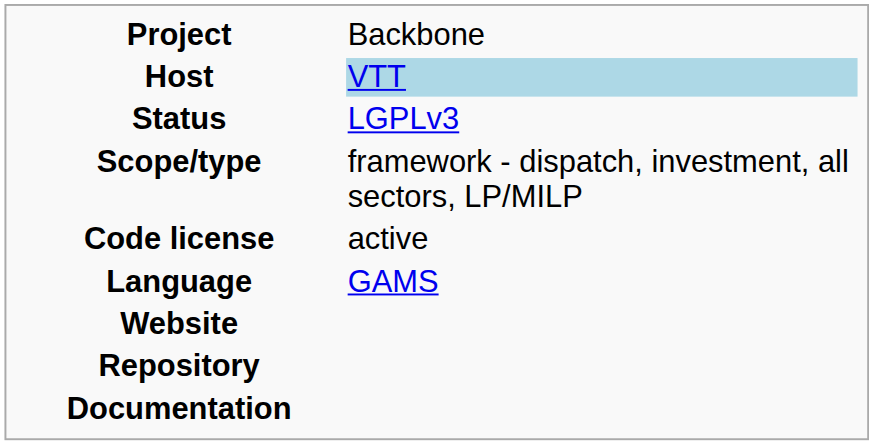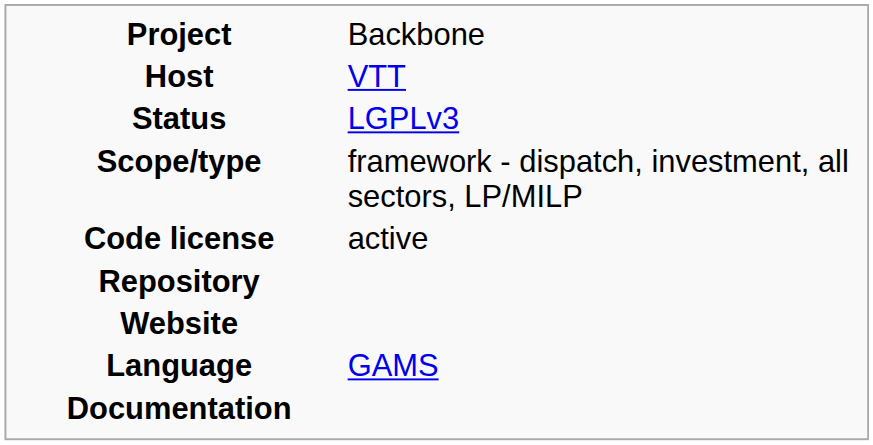(377, 77) lightblue background -> (377, 77) no background
rows swapped: (179, 281) <-> (179, 366)
